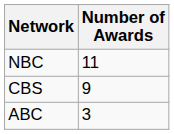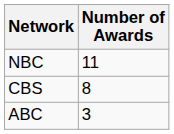(86, 89) 9 -> (86, 89) 8
